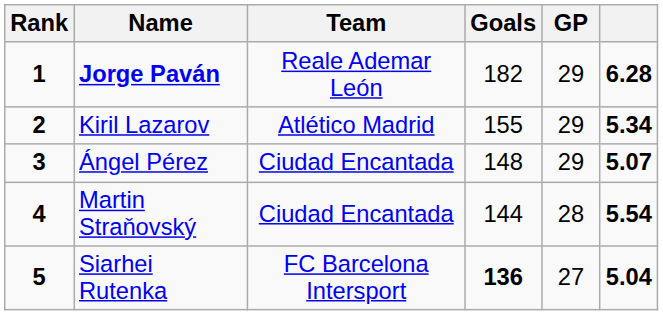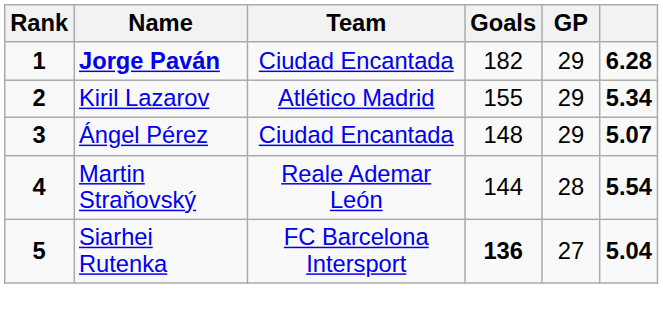(356, 74) Reale Ademar León -> (356, 60) Ciudad Encantada
(356, 213) Ciudad Encantada -> (356, 186) Reale Ademar León
